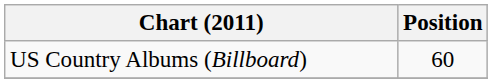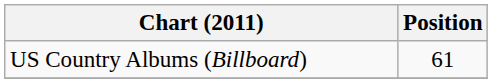(443, 59) 60 -> (443, 59) 61
